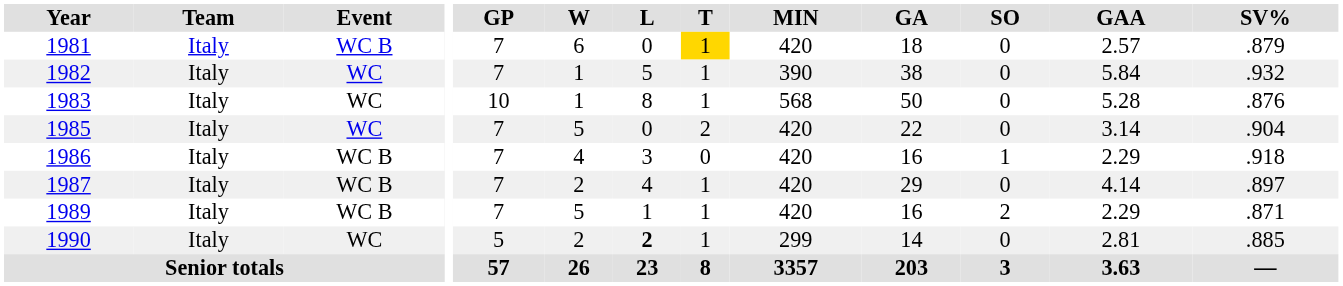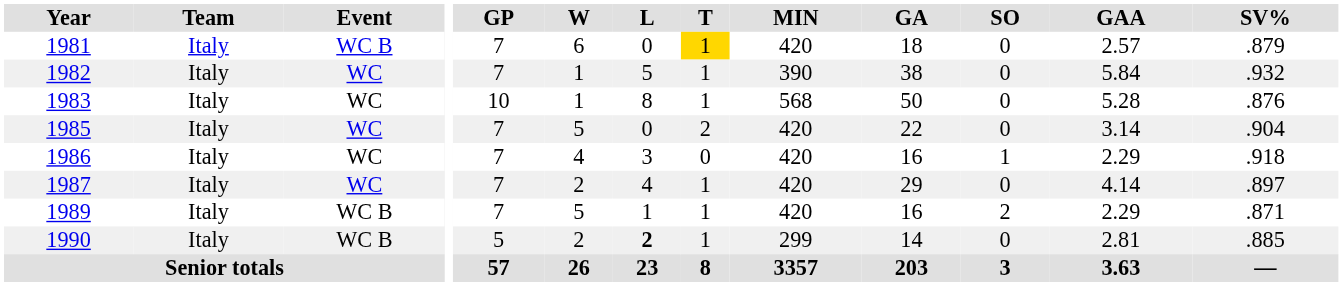(364, 156) WC B -> (364, 156) WC
(364, 184) WC B -> (364, 184) WC
(364, 240) WC -> (364, 240) WC B
